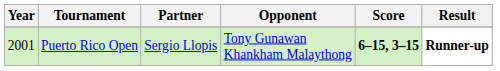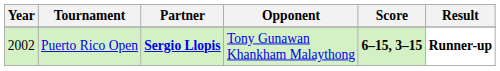(21, 46) 2001 -> (21, 46) 2002
(181, 46) normal -> (182, 46) bold
